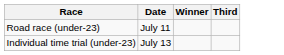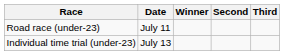+ column: (231, 12)
